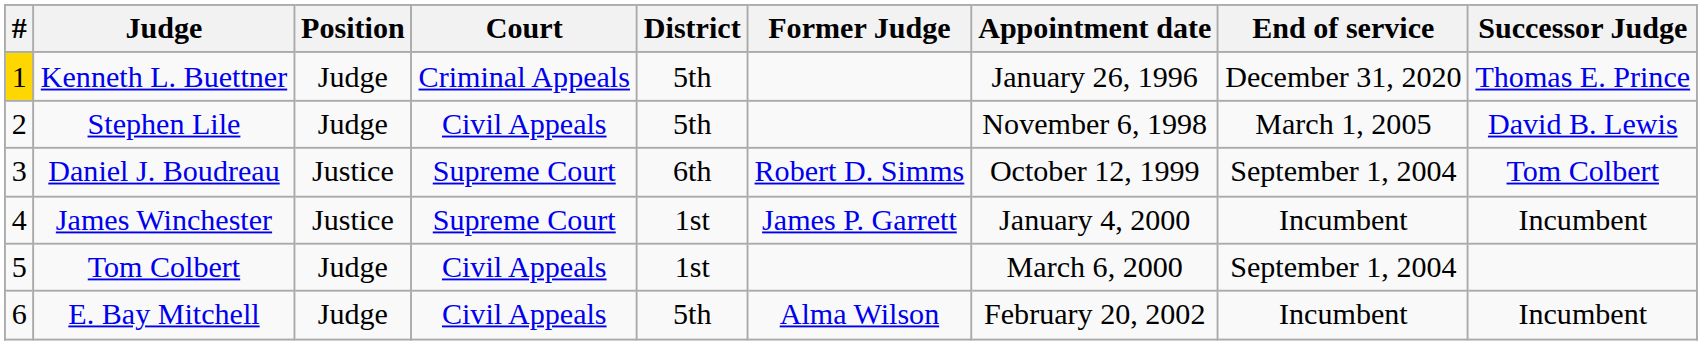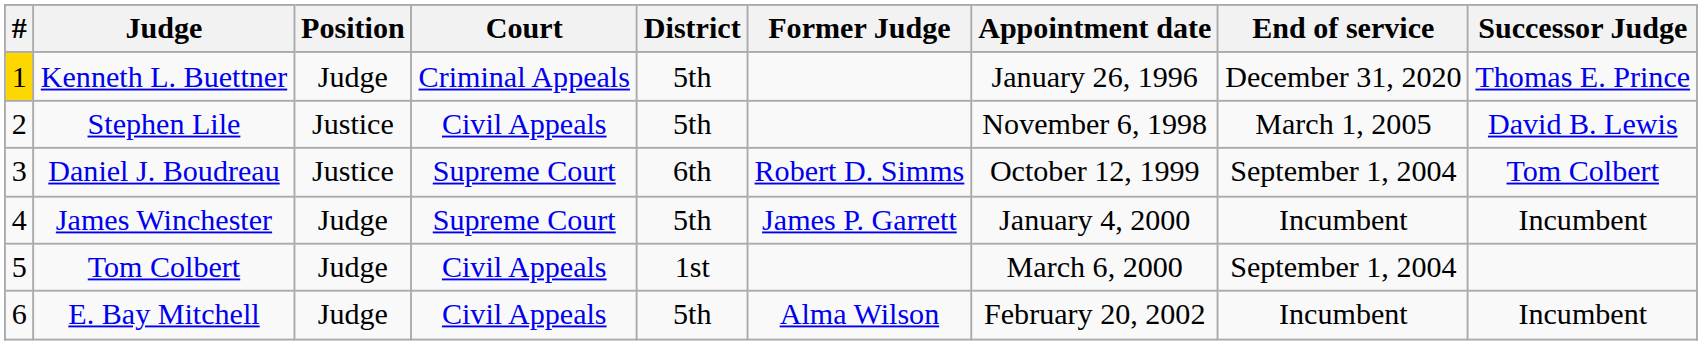(353, 123) Judge -> (353, 123) Justice
(353, 219) Justice -> (353, 219) Judge
(692, 219) 1st -> (692, 219) 5th
